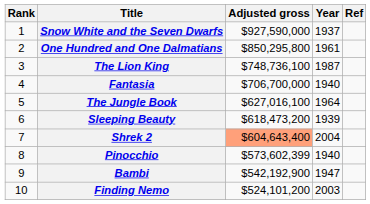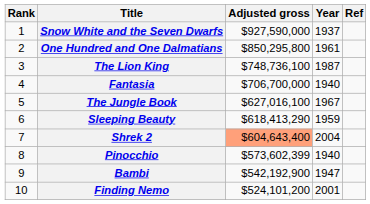(327, 102) 1964 -> (327, 102) 1967
(276, 119) $618,473,200 -> (276, 119) $618,413,290
(327, 119) 1939 -> (327, 119) 1959
(327, 191) 2003 -> (327, 191) 2001
